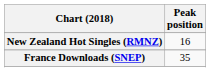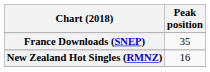rows swapped: (84, 58) <-> (84, 41)
